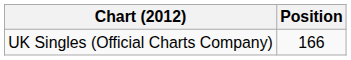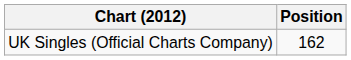(311, 42) 166 -> (311, 42) 162
